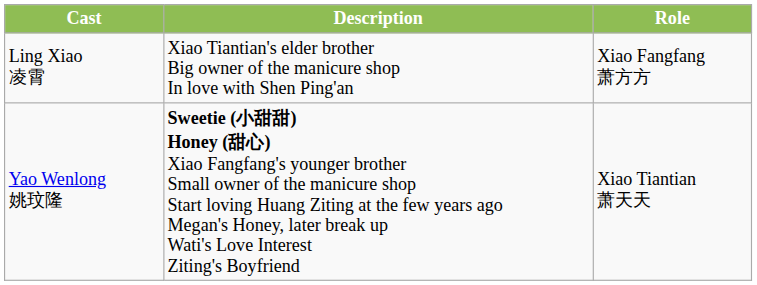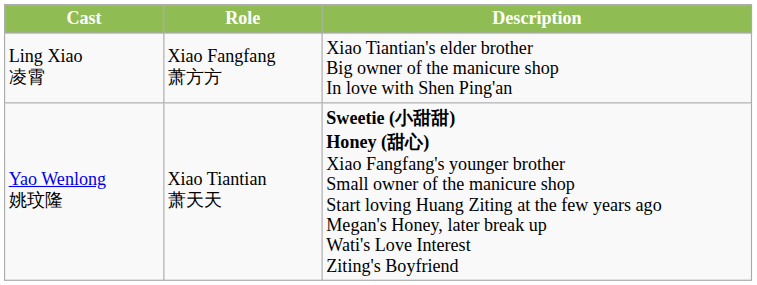columns swapped: (672, 18) <-> (378, 18)
